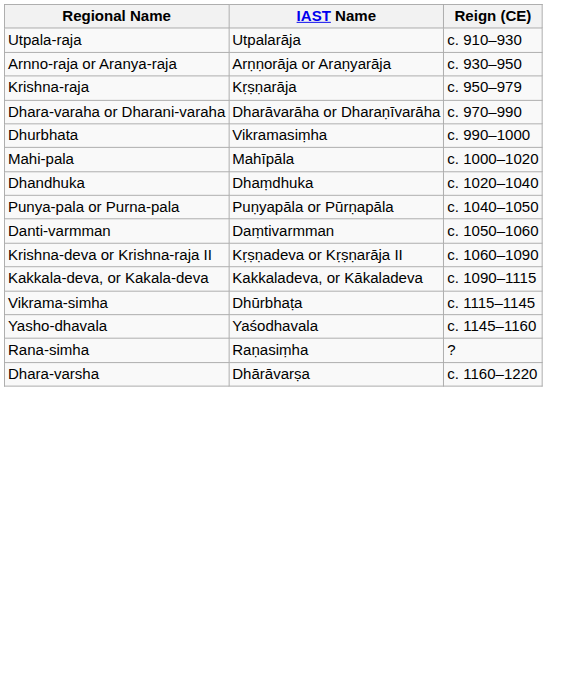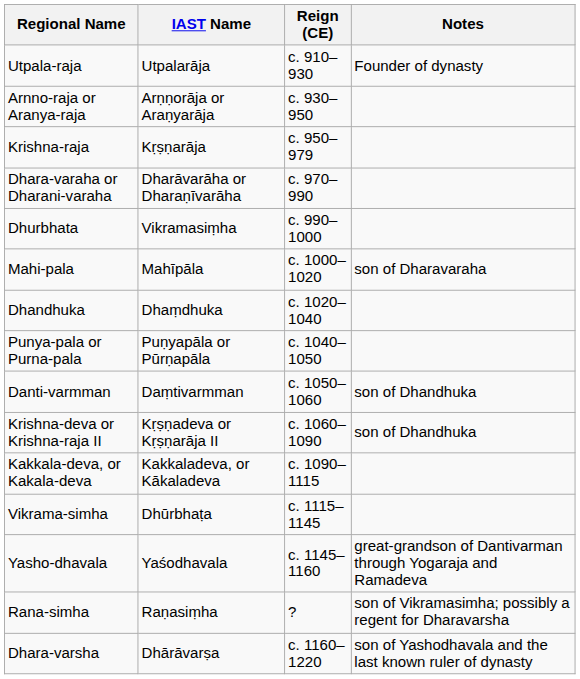+ column: (463, 24)
